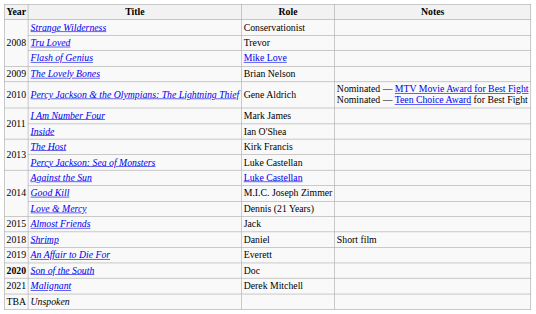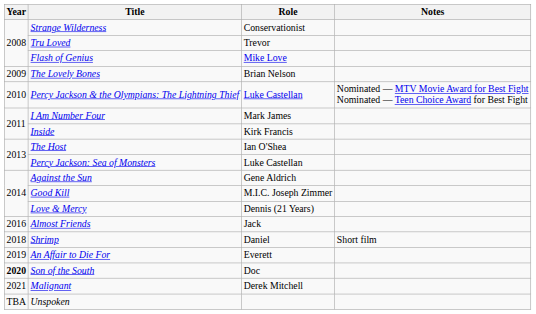(270, 95) Gene Aldrich -> (273, 95) Luke Castellan
(265, 131) Ian O'Shea -> (268, 131) Kirk Francis
(268, 147) Kirk Francis -> (265, 147) Ian O'Shea
(273, 178) Luke Castellan -> (270, 178) Gene Aldrich
(16, 224) 2015 -> (16, 224) 2016
